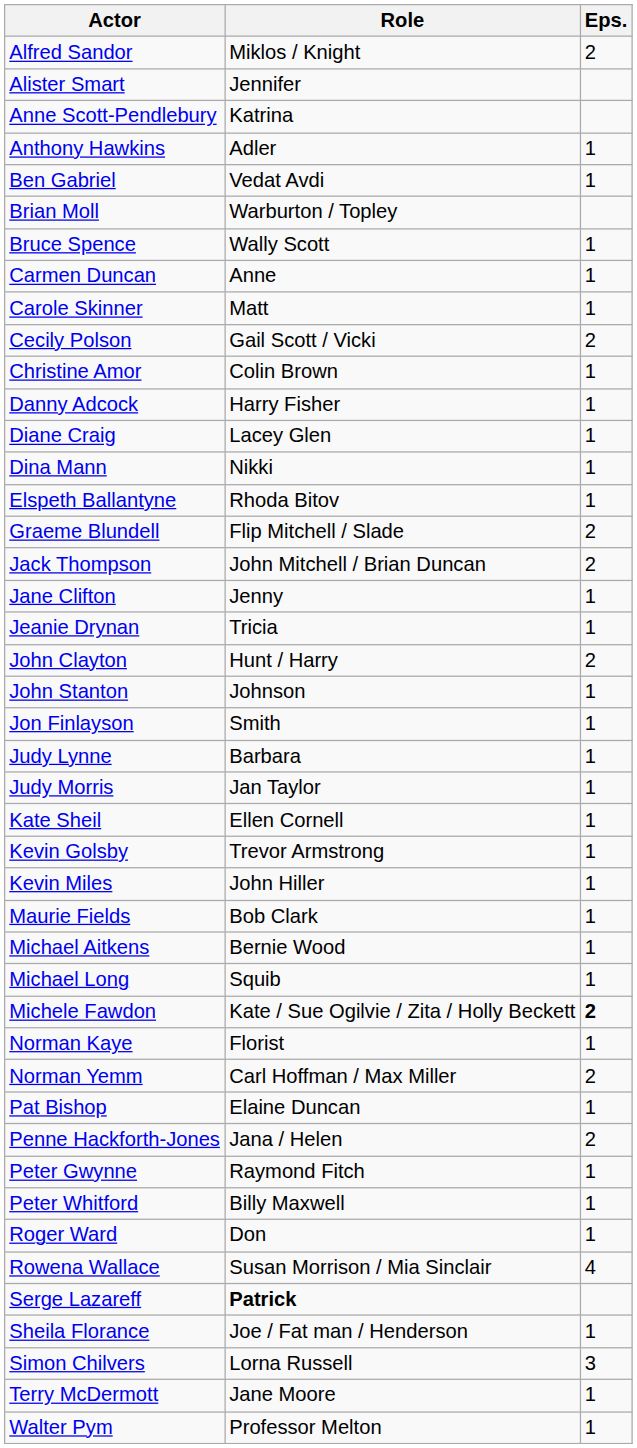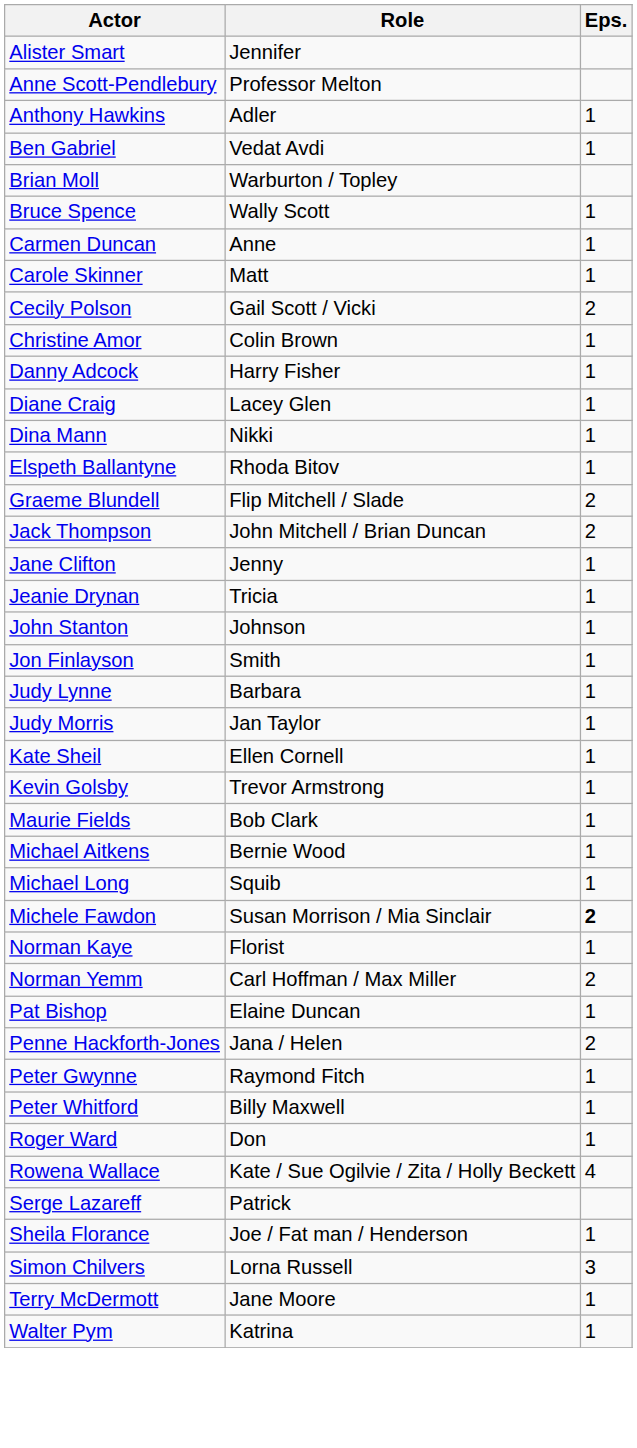- row: (71, 52)
(261, 116) Katrina -> (305, 84) Professor Melton
- row: (68, 659)
- row: (61, 883)
(402, 1011) Kate / Sue Ogilvie / Zita / Holly Beckett -> (360, 915) Susan Morrison / Mia Sinclair
(360, 1267) Susan Morrison / Mia Sinclair -> (402, 1171) Kate / Sue Ogilvie / Zita / Holly Beckett
(263, 1299) bold -> (260, 1203) normal
(305, 1427) Professor Melton -> (261, 1331) Katrina
